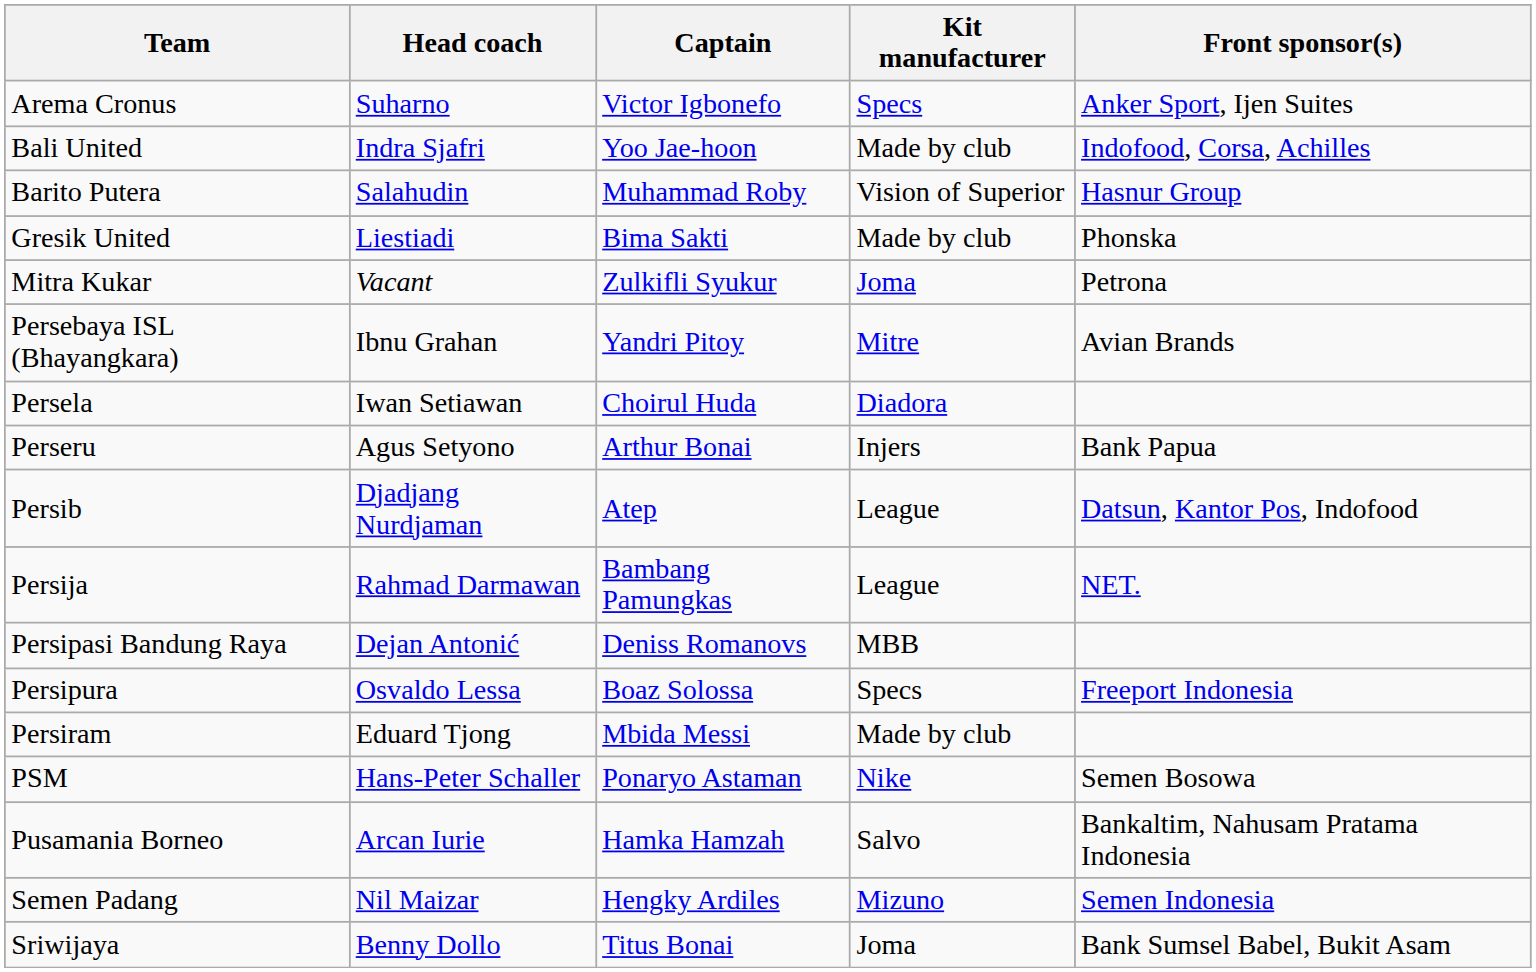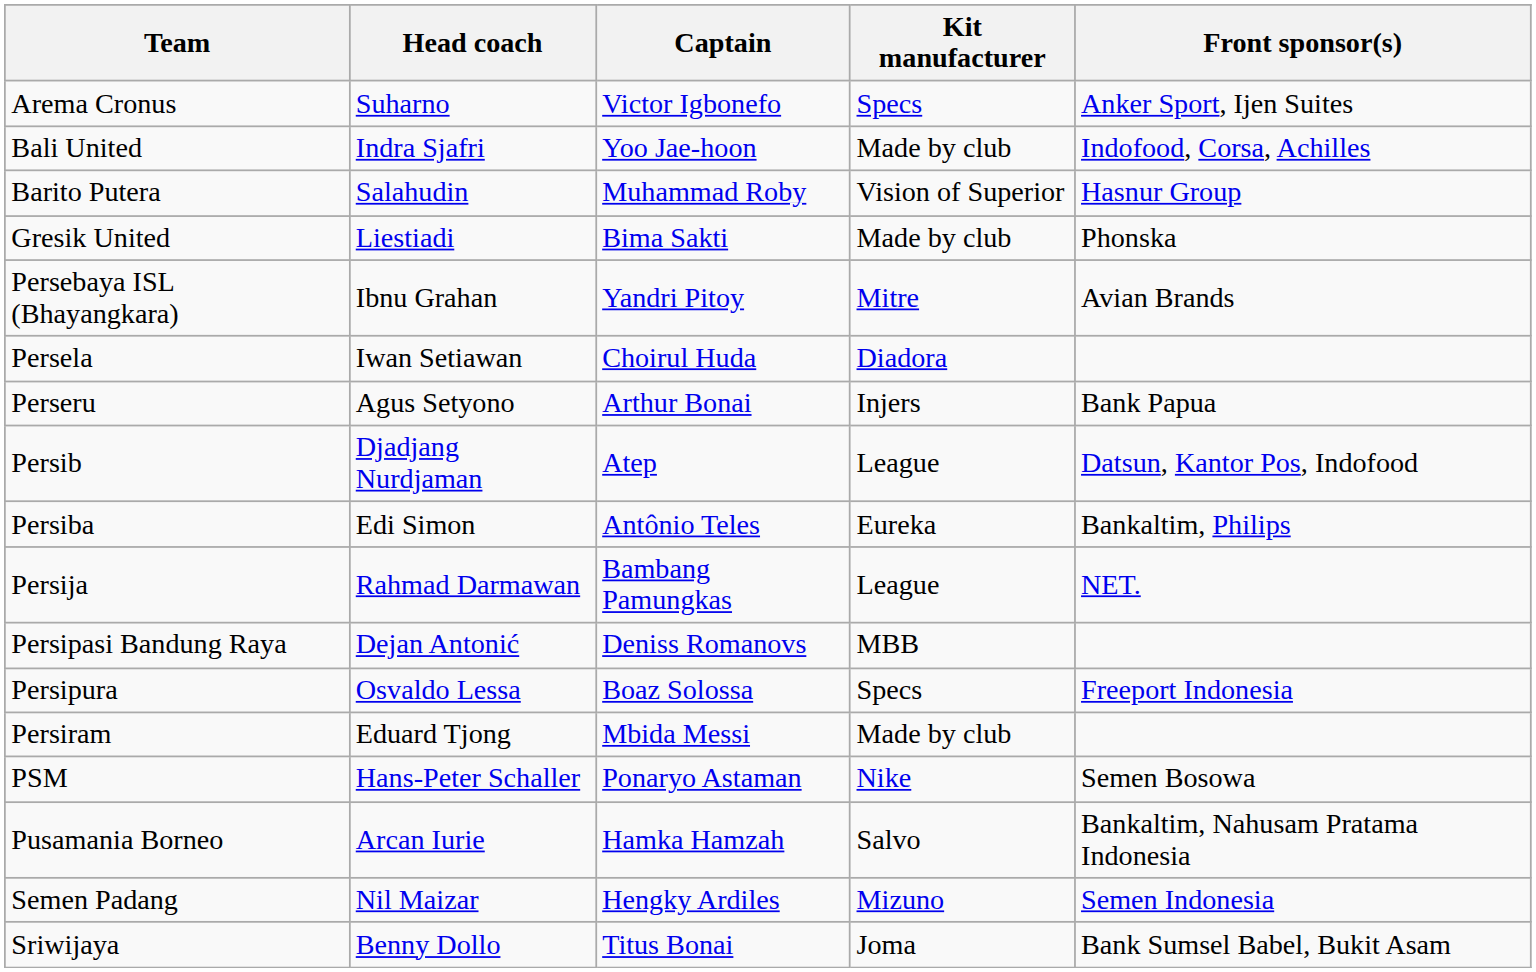- row: (81, 281)
+ row: (53, 523)
